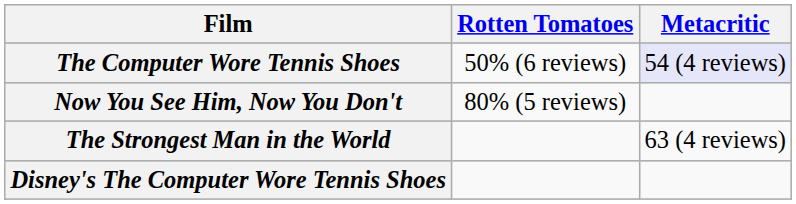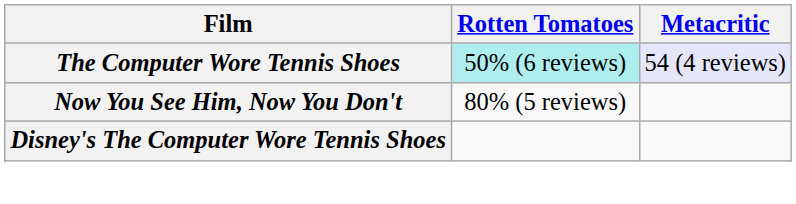(545, 62) no background -> (545, 62) paleturquoise background
- row: (228, 140)
